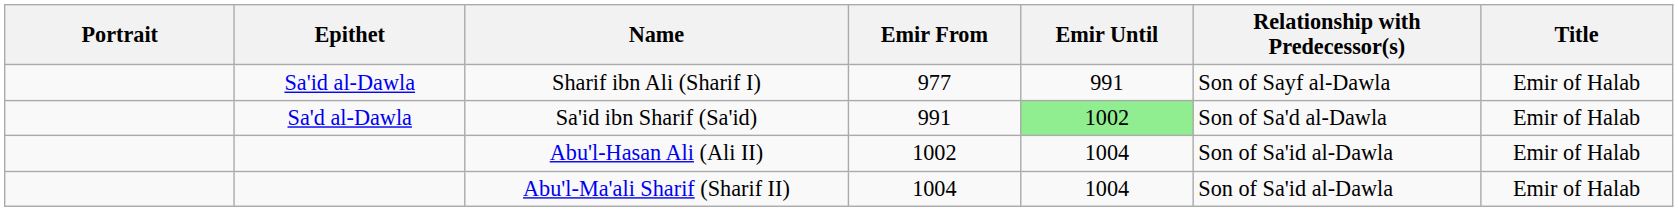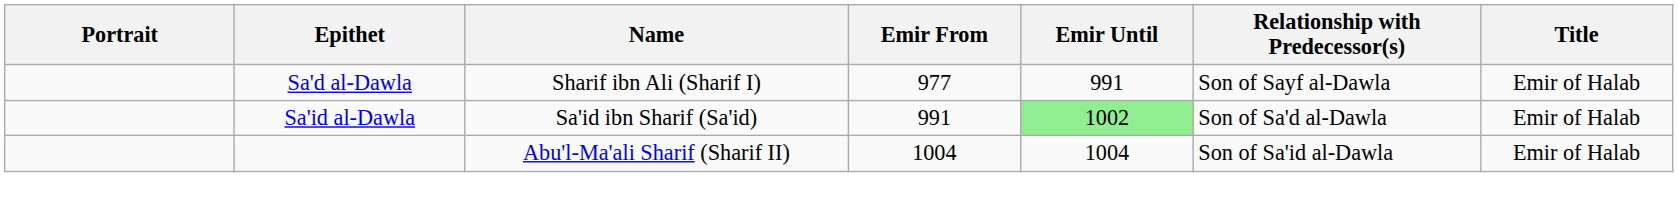(350, 82) Sa'id al-Dawla -> (350, 82) Sa'd al-Dawla
(350, 117) Sa'd al-Dawla -> (350, 117) Sa'id al-Dawla
- row: (656, 152)
